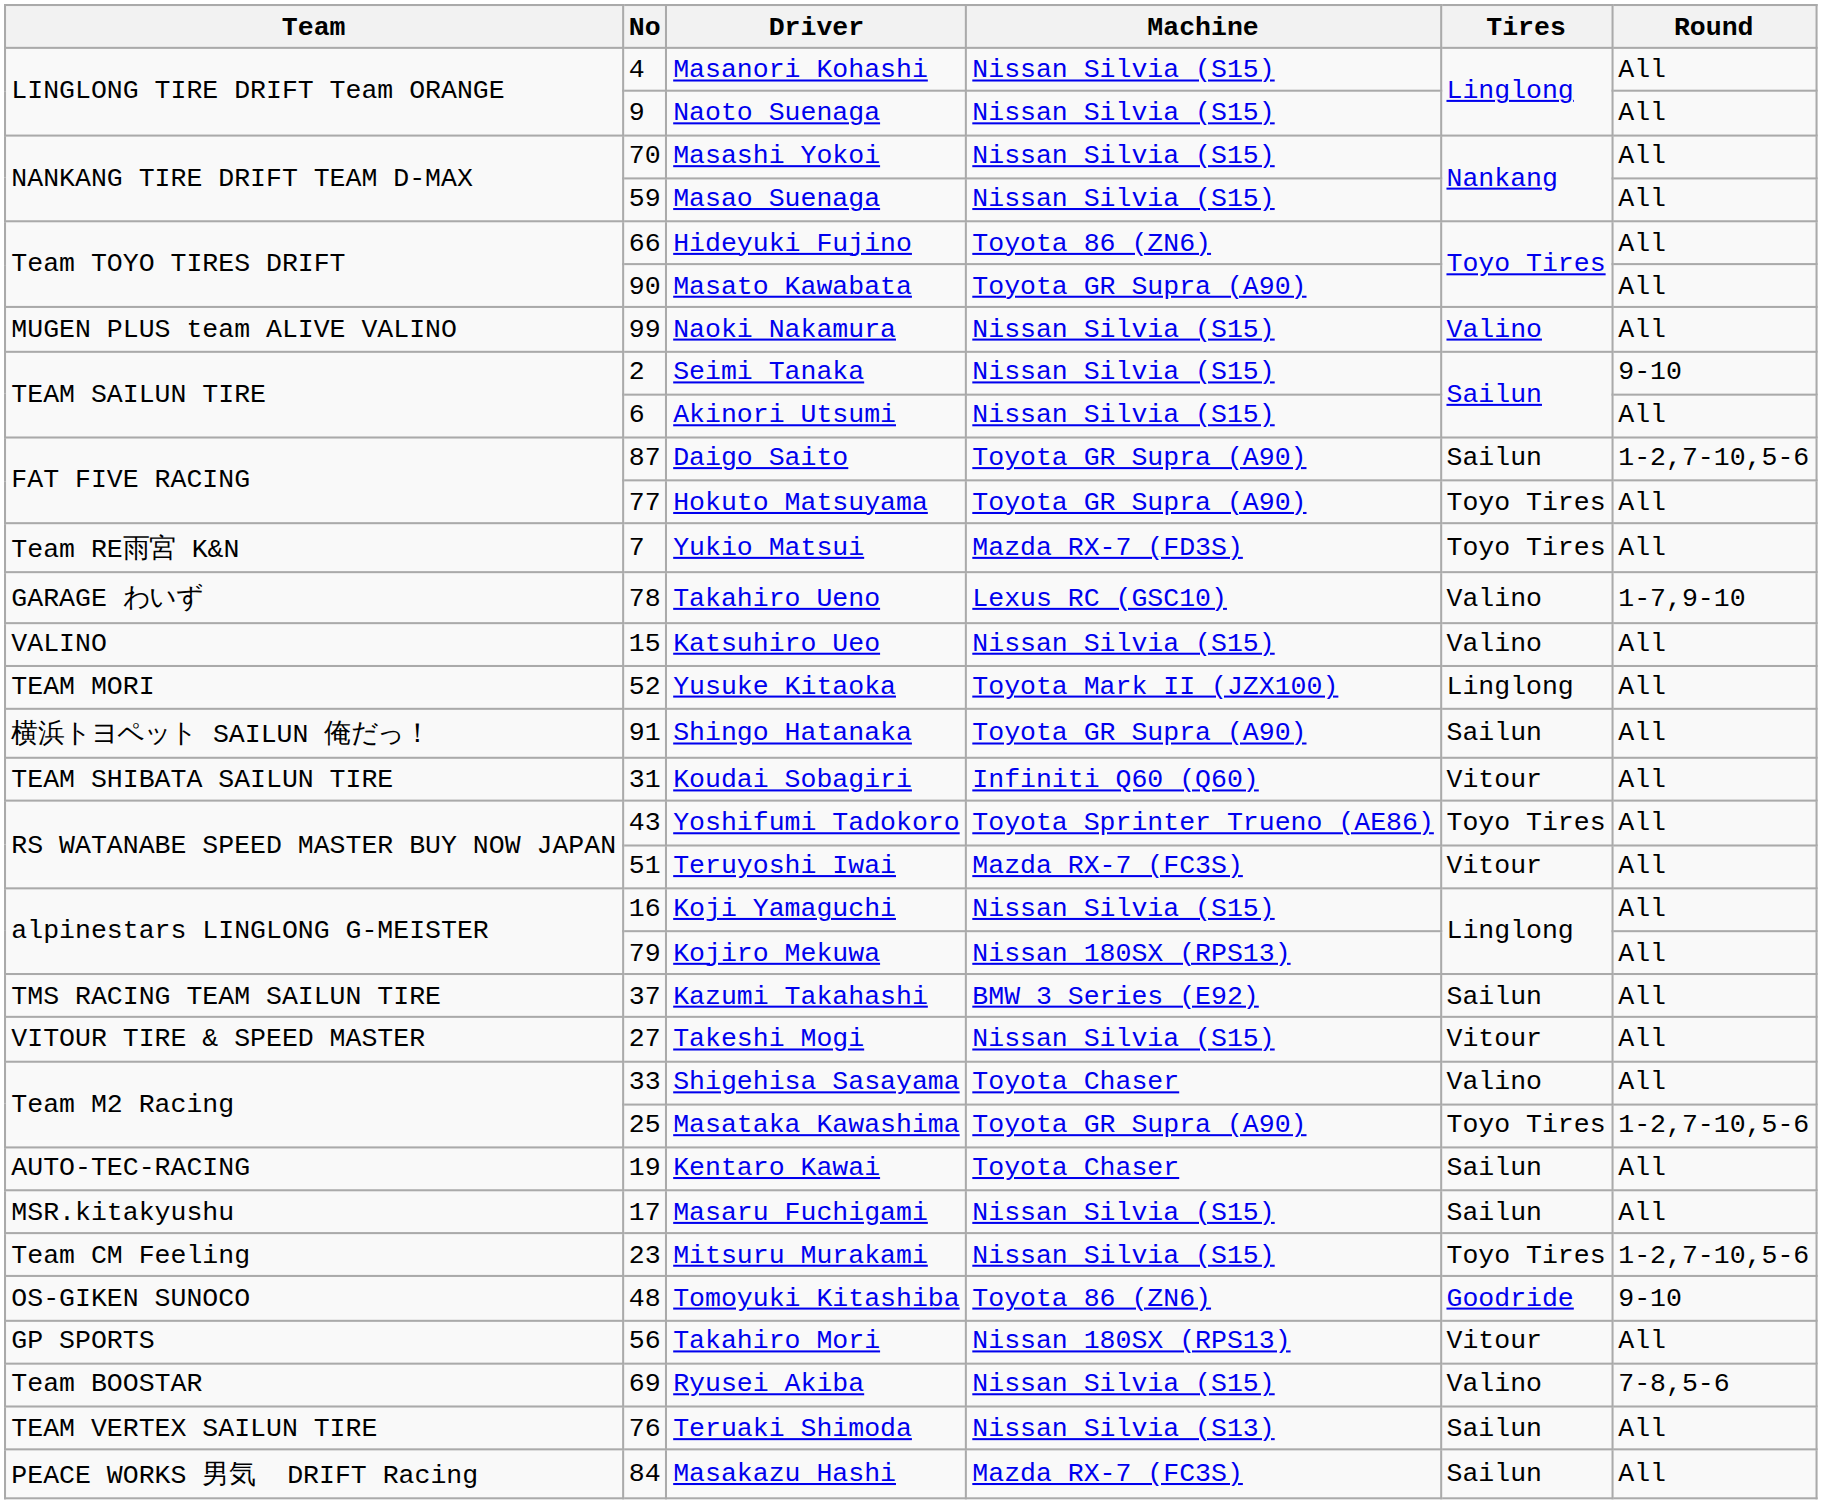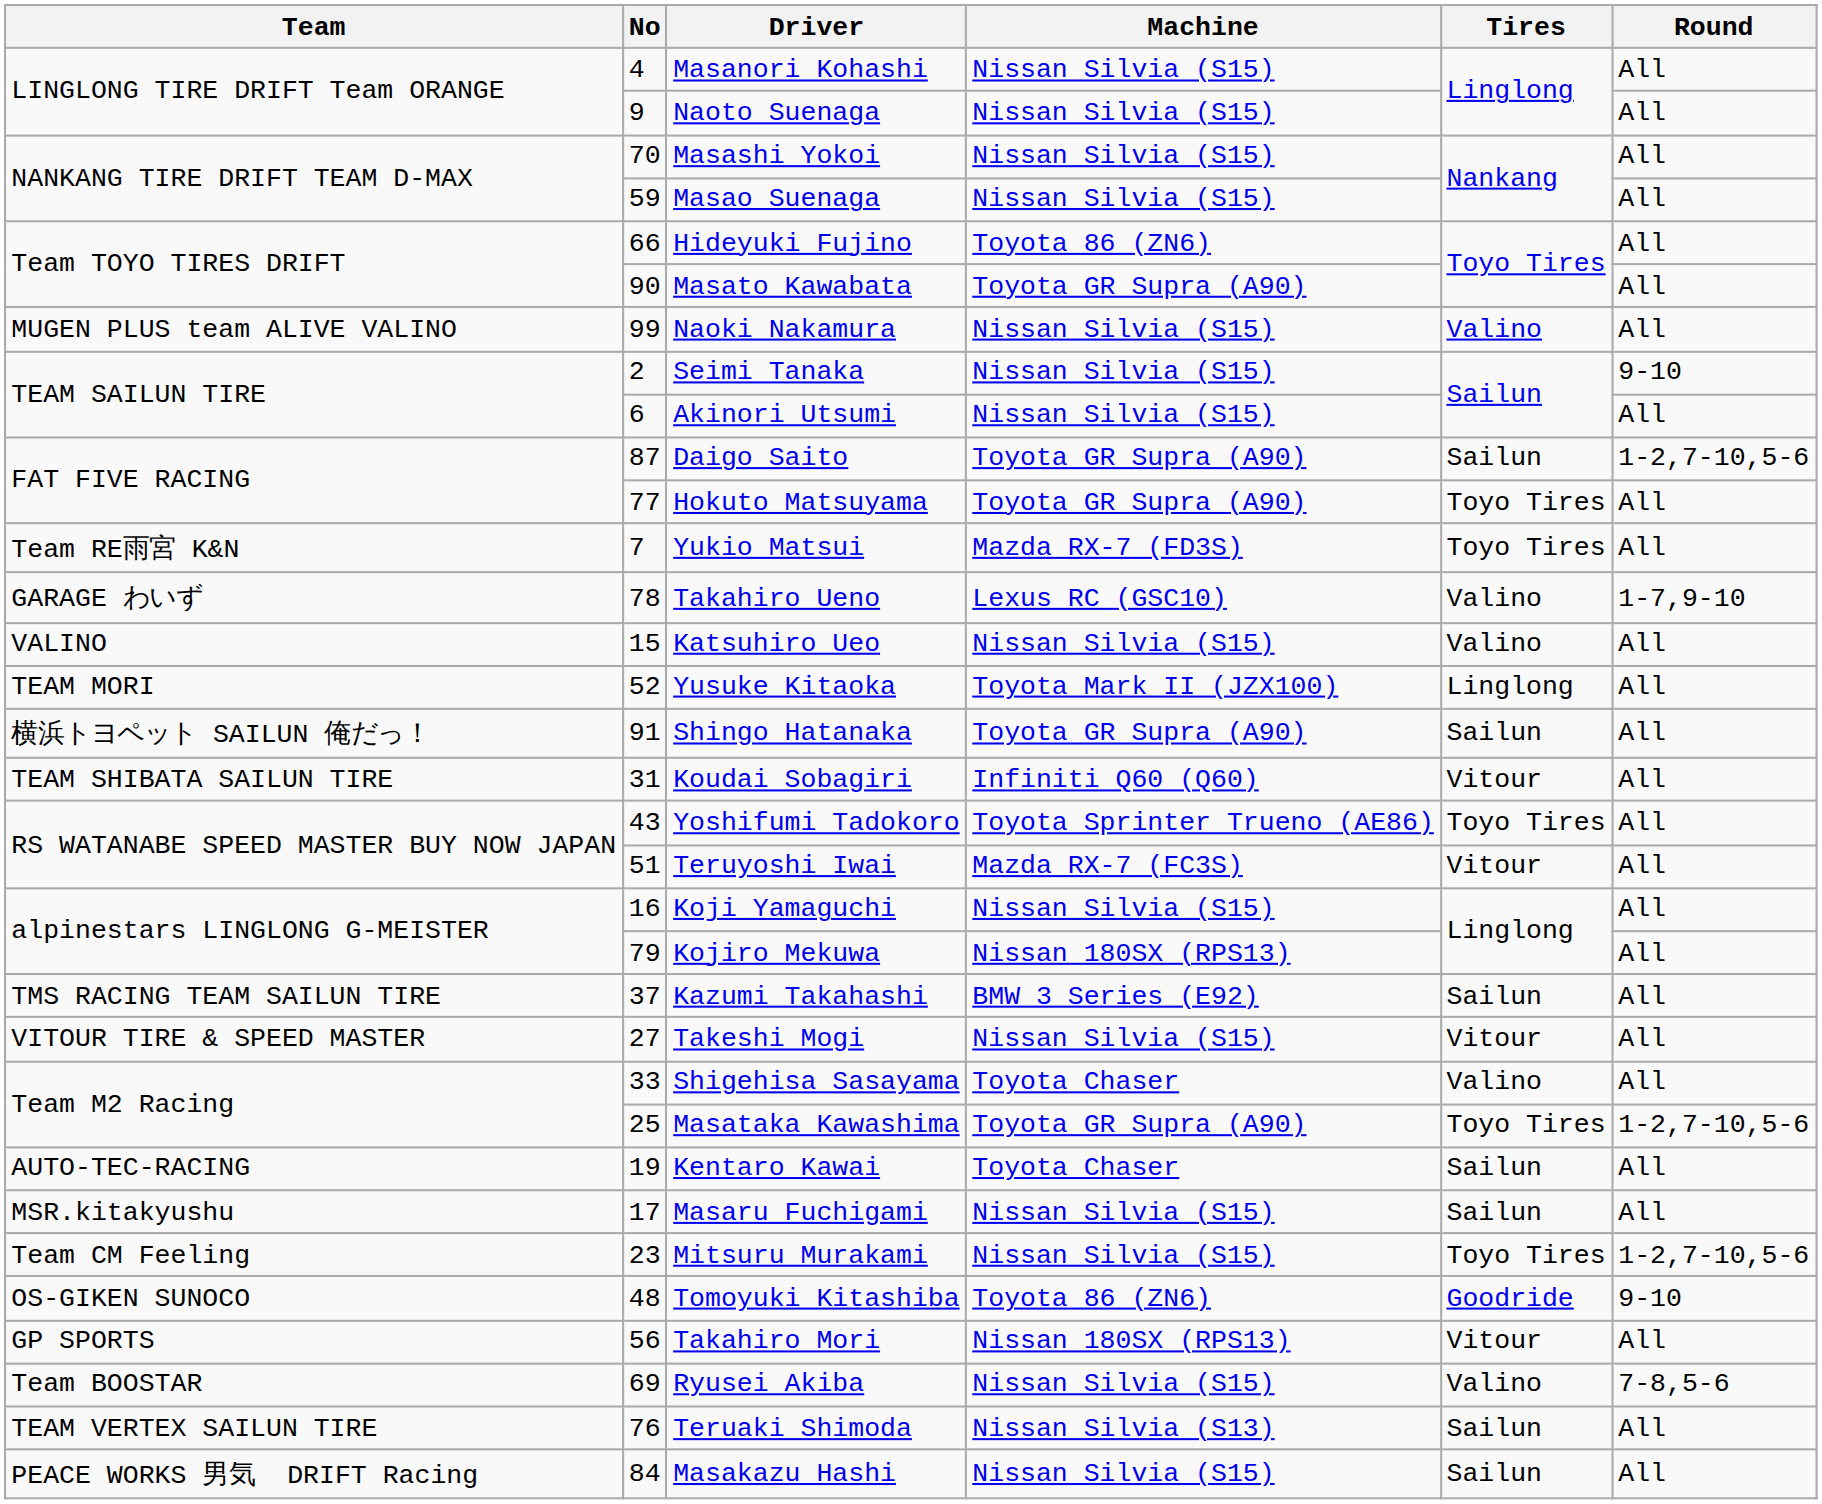(1108, 1474) Mazda RX-7 (FC3S) -> (1123, 1474) Nissan Silvia (S15)
